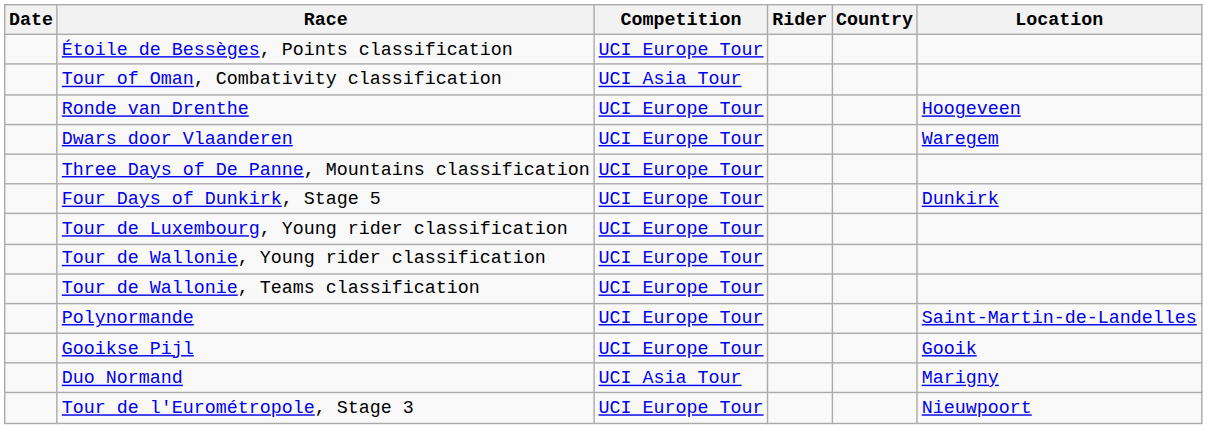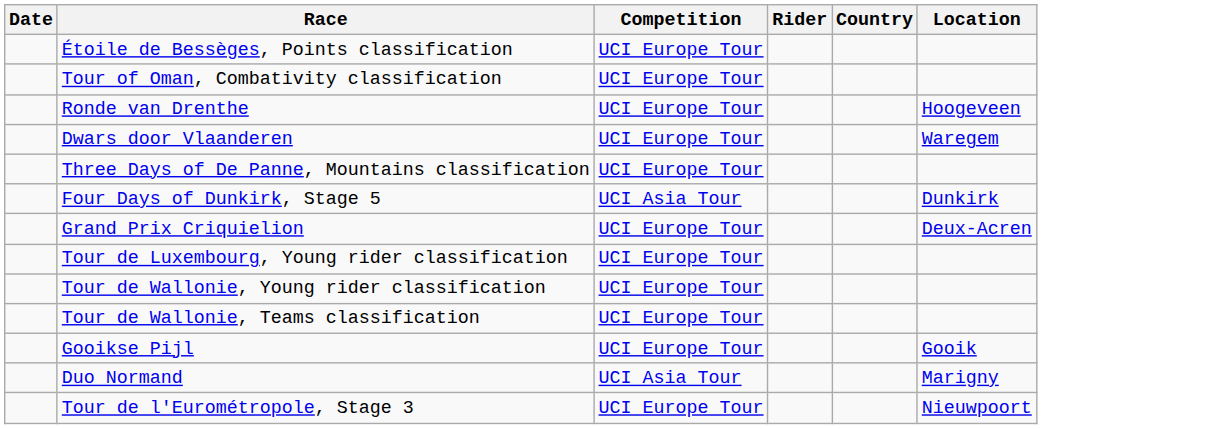(670, 79) UCI Asia Tour -> (681, 79) UCI Europe Tour
(681, 199) UCI Europe Tour -> (670, 199) UCI Asia Tour
+ row: (183, 229)
- row: (128, 318)
